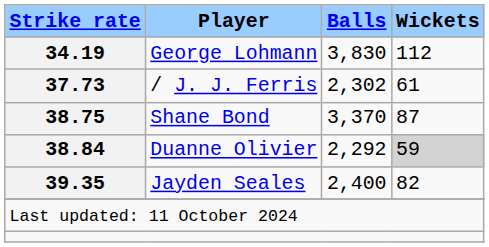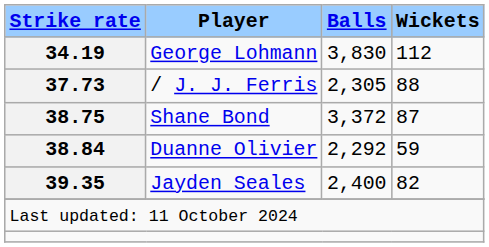(357, 86) 2,302 -> (357, 86) 2,305
(408, 86) 61 -> (408, 86) 88
(357, 118) 3,370 -> (357, 118) 3,372
(408, 151) lightgrey background -> (408, 151) no background
